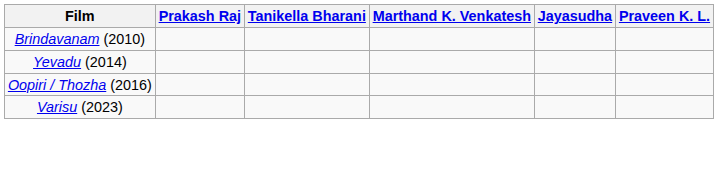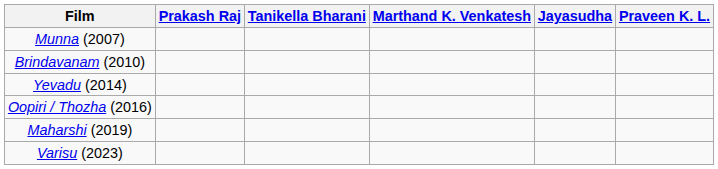+ row: (80, 39)
+ row: (80, 130)
